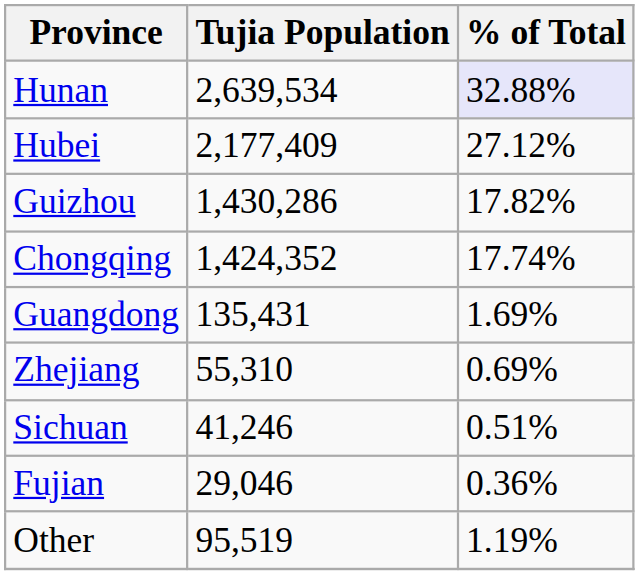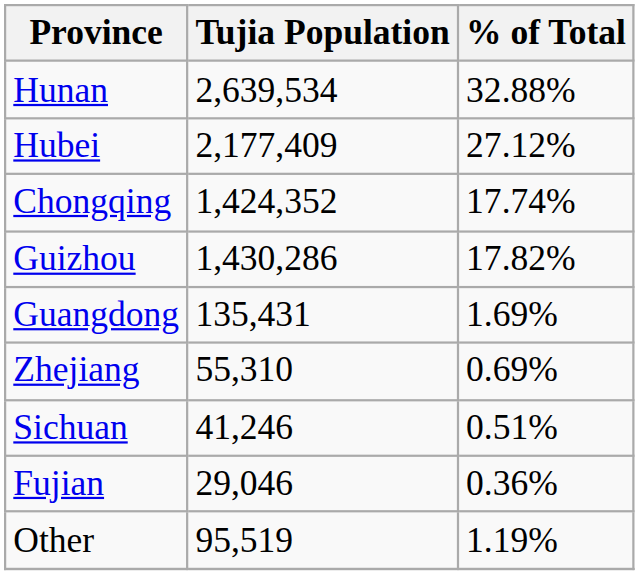(521, 88) lavender background -> (521, 88) no background
rows swapped: (74, 201) <-> (92, 257)
